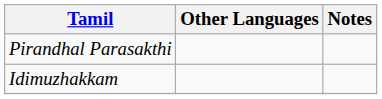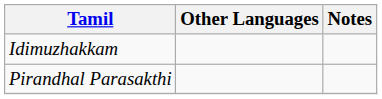rows swapped: (90, 49) <-> (63, 78)
